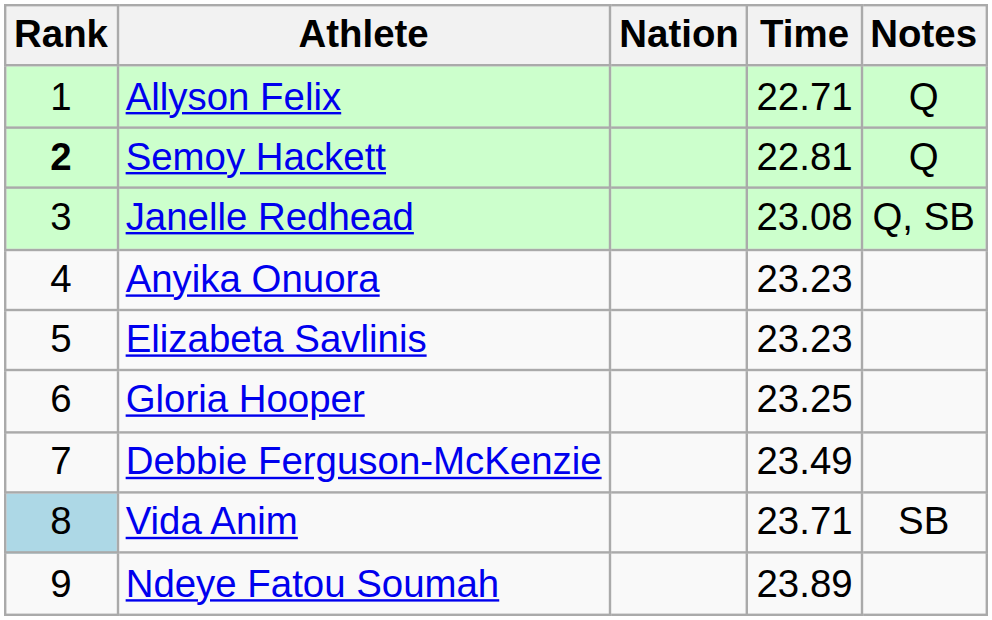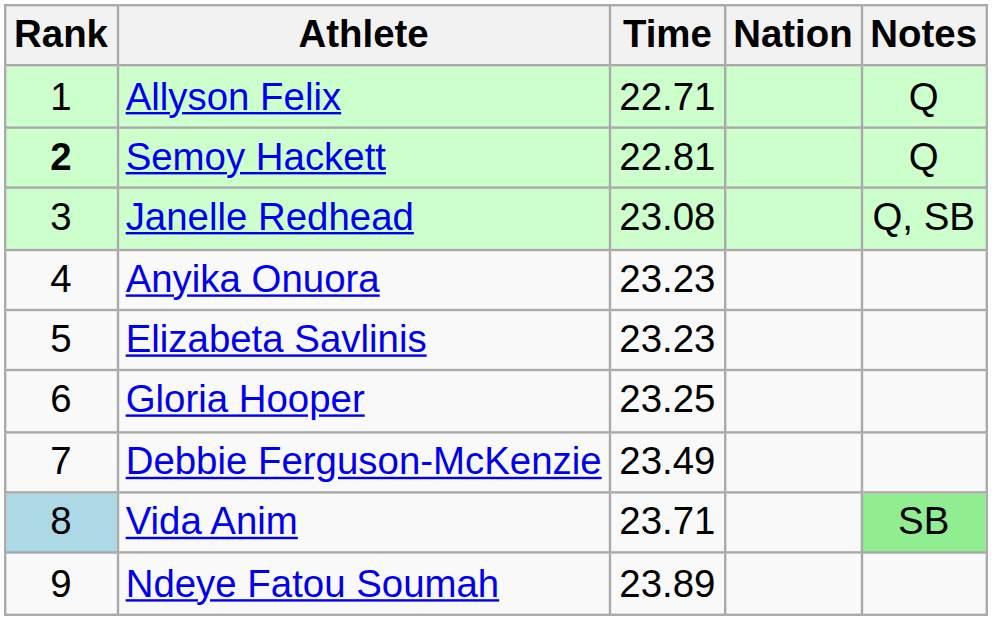columns swapped: (679, 34) <-> (805, 34)
(924, 522) no background -> (924, 522) lightgreen background
